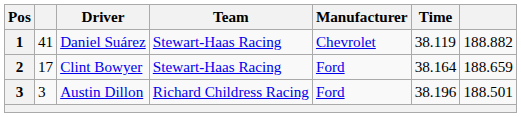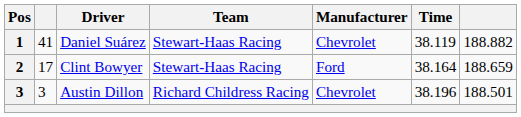(330, 92) Ford -> (346, 92) Chevrolet
